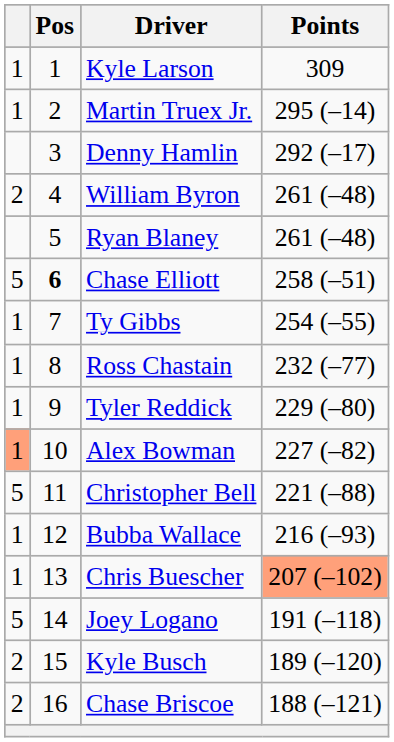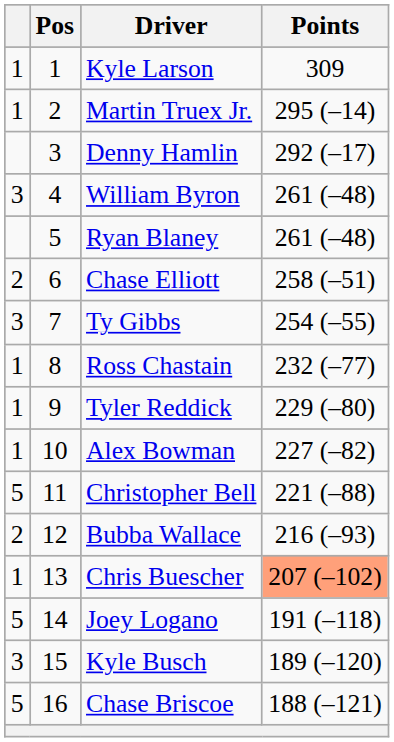(17, 195) 2 -> (17, 195) 3
(17, 279) 5 -> (17, 279) 2
(55, 279) bold -> (55, 279) normal
(17, 322) 1 -> (17, 322) 3
(17, 449) lightsalmon background -> (17, 449) no background
(17, 534) 1 -> (17, 534) 2
(17, 661) 2 -> (17, 661) 3
(17, 703) 2 -> (17, 703) 5
